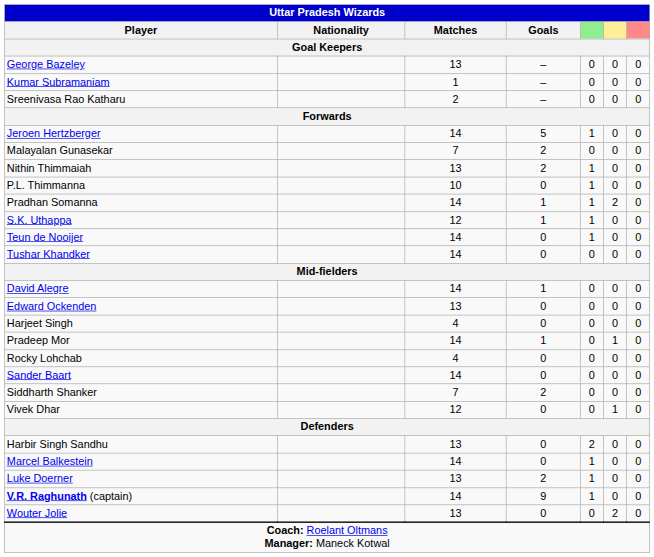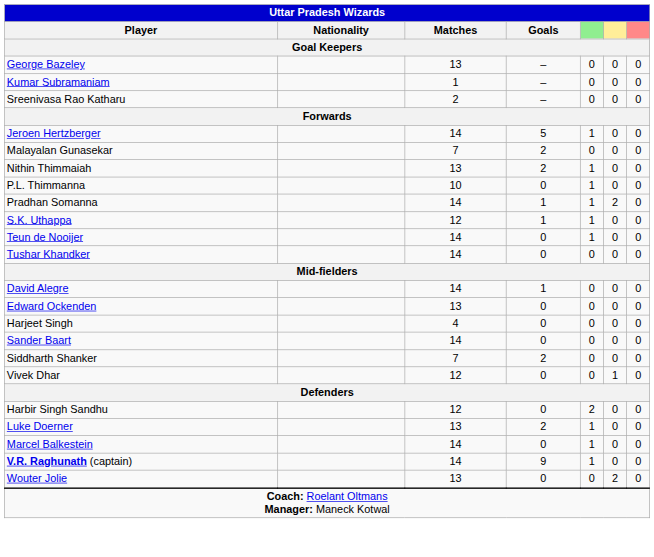- row: (38, 340)
- row: (44, 358)
(456, 444) 13 -> (456, 409) 12
rows swapped: (40, 479) <-> (50, 461)
